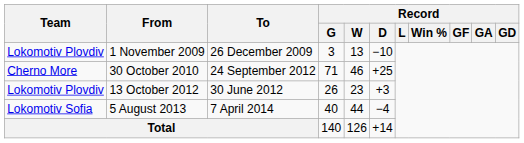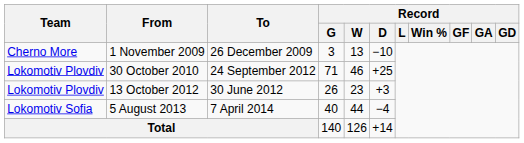(55, 52) Lokomotiv Plovdiv -> (42, 52) Cherno More
(42, 71) Cherno More -> (55, 71) Lokomotiv Plovdiv
